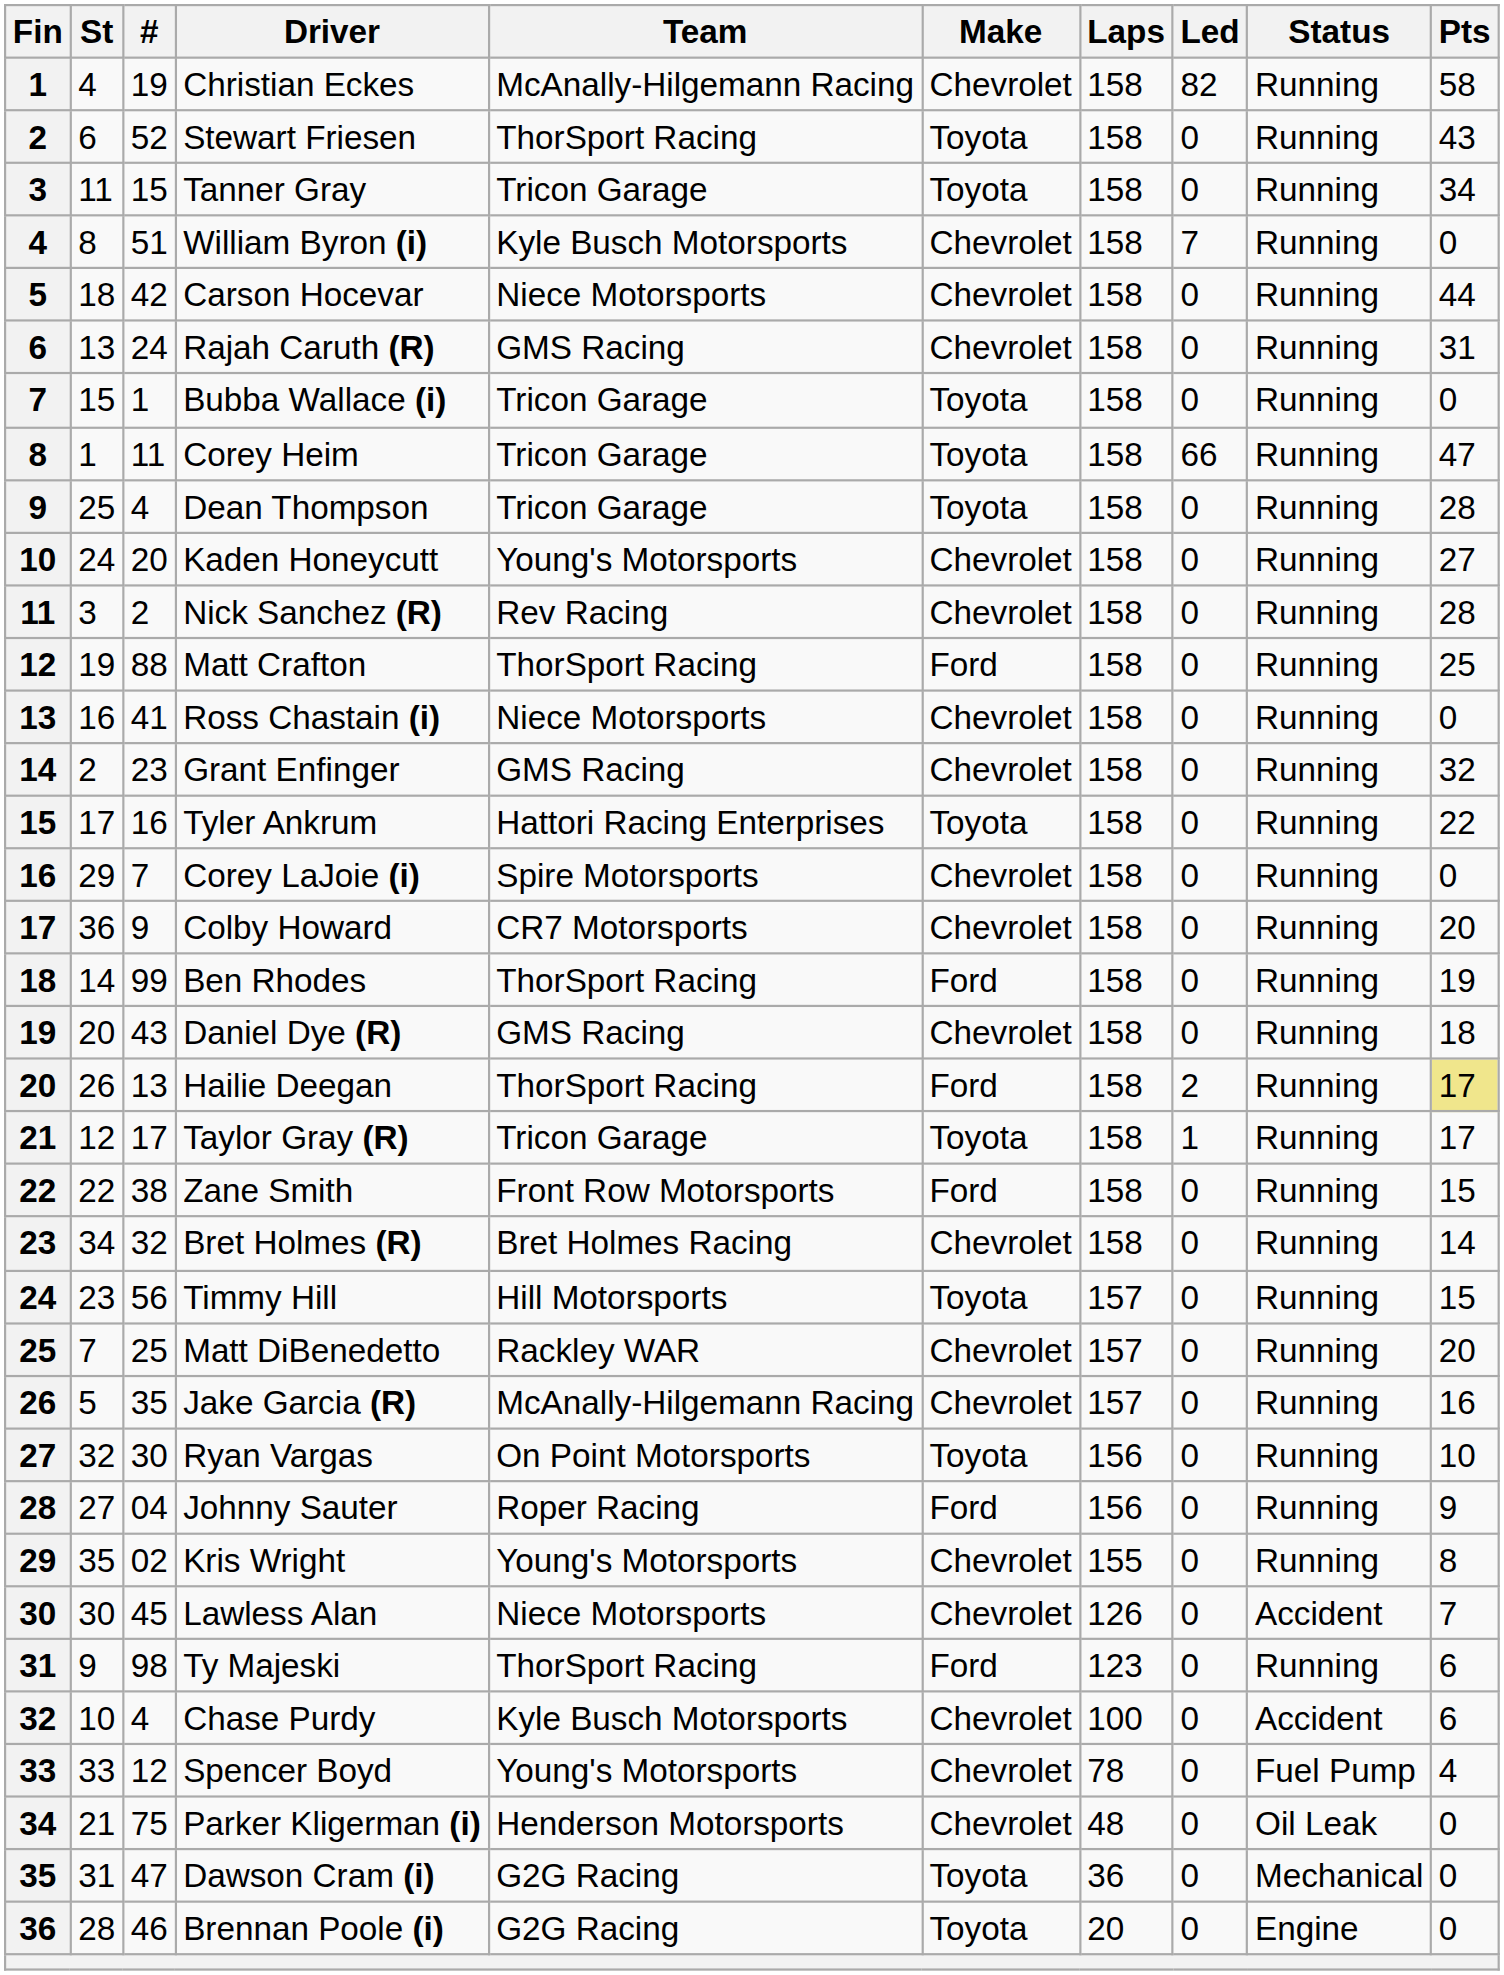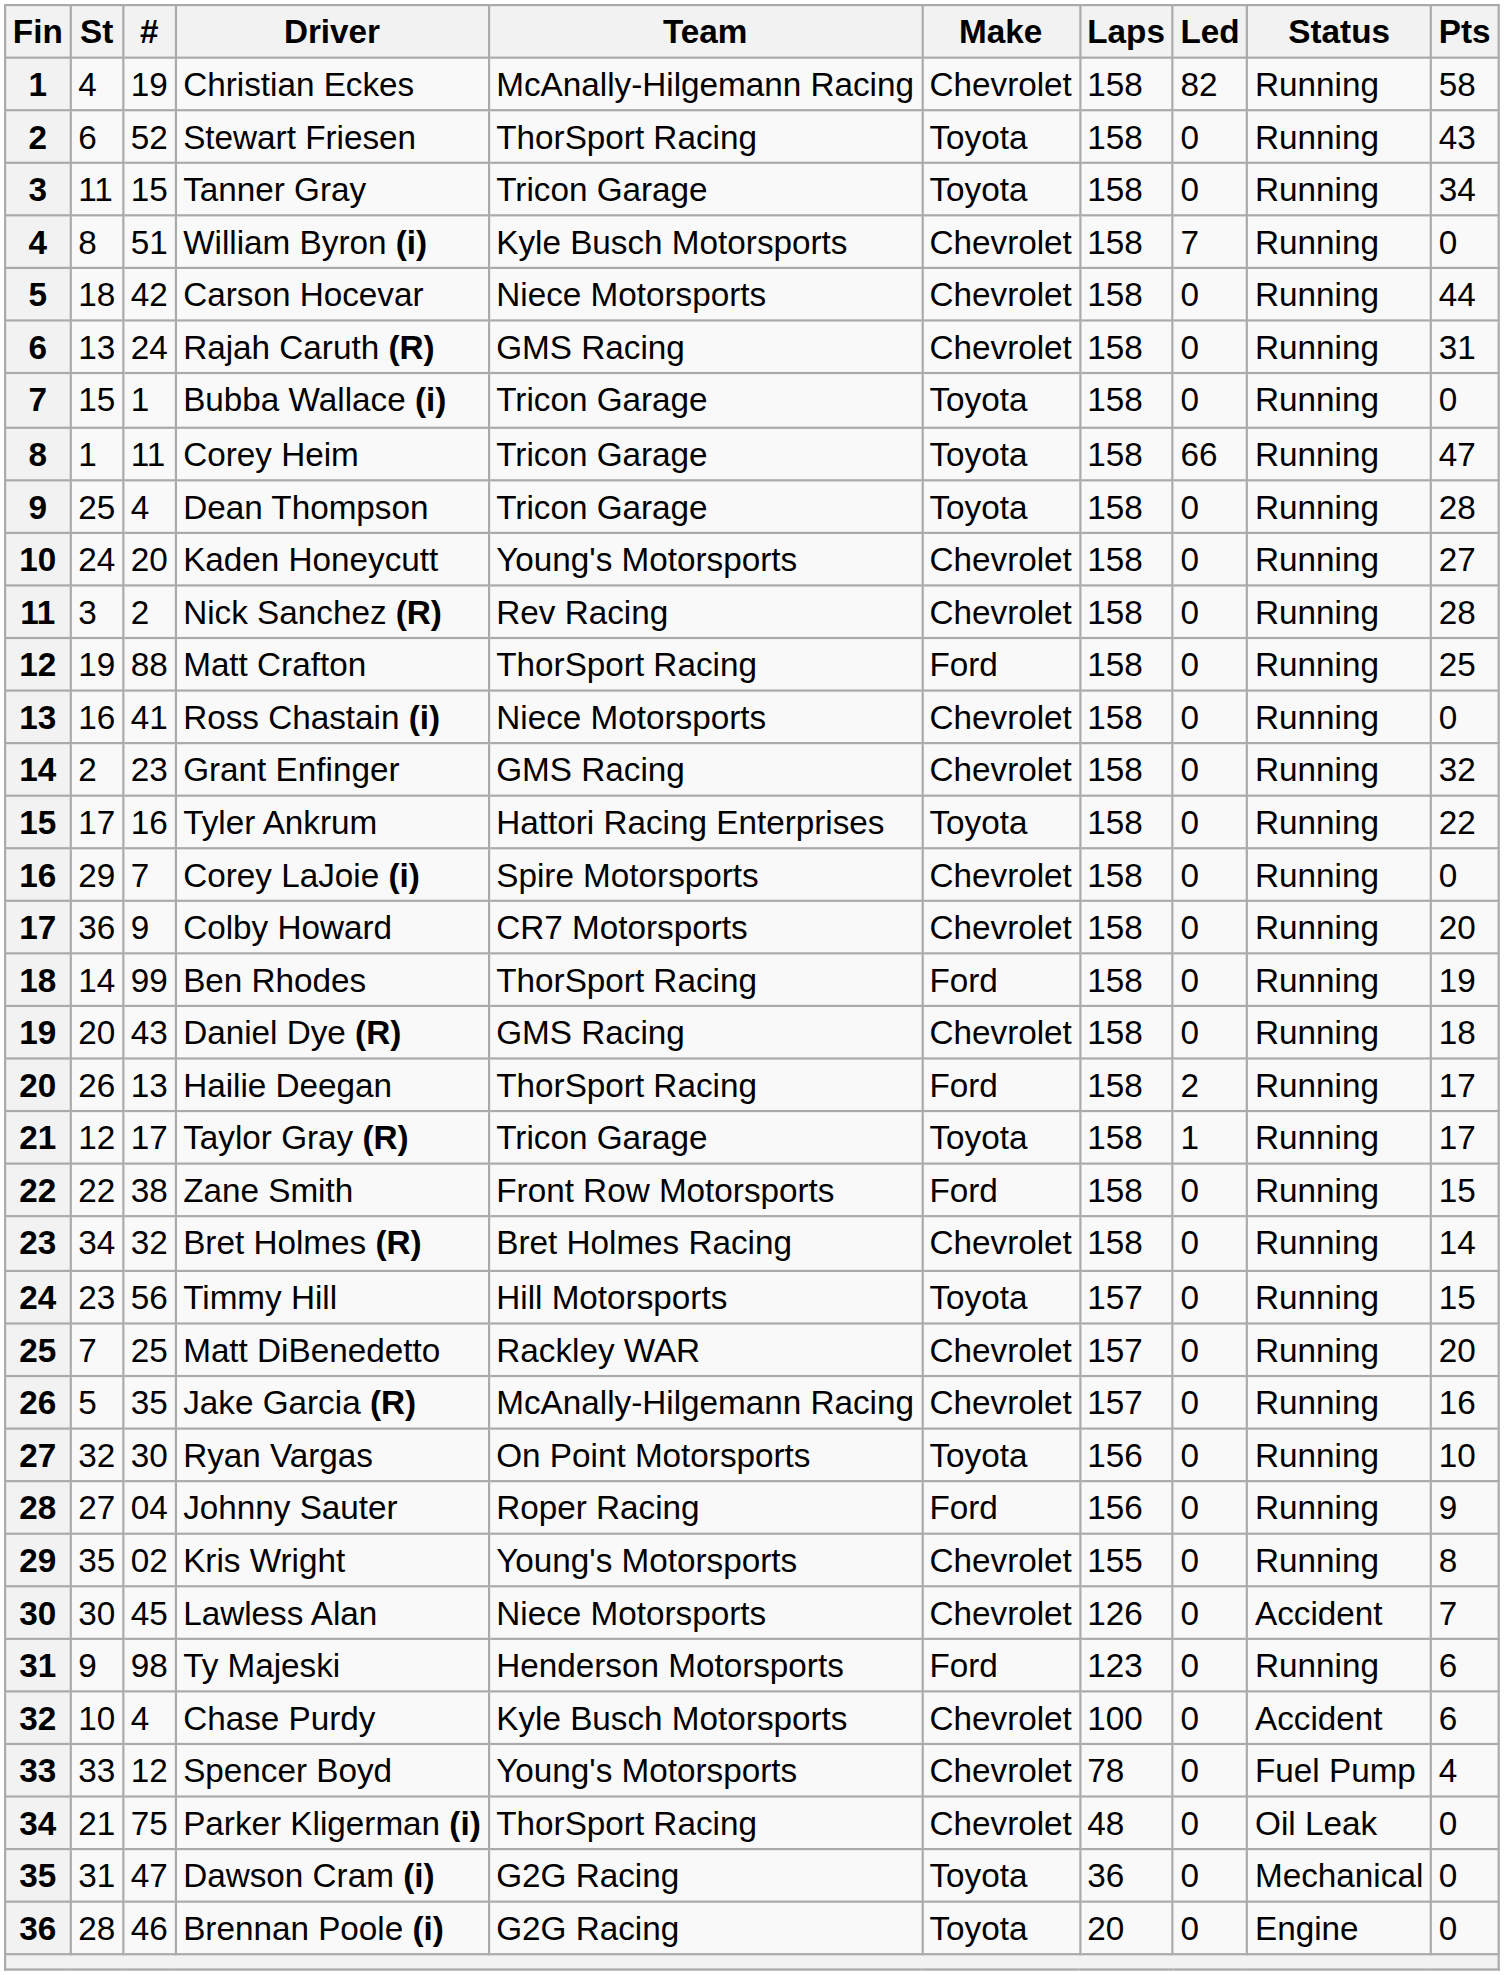(1457, 1086) khaki background -> (1457, 1086) no background
(627, 1665) ThorSport Racing -> (670, 1665) Henderson Motorsports
(670, 1823) Henderson Motorsports -> (627, 1823) ThorSport Racing
